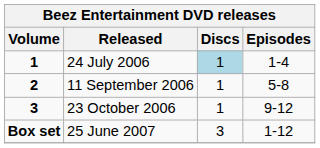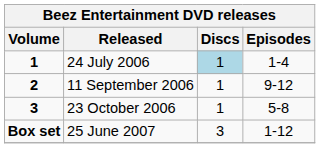(279, 85) 5-8 -> (279, 85) 9-12
(279, 108) 9-12 -> (279, 108) 5-8
